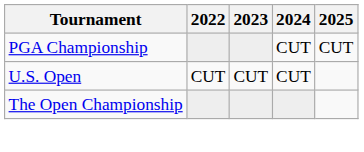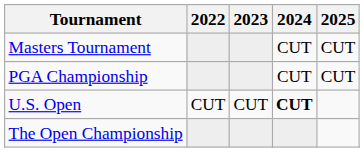+ row: (80, 47)
(293, 76) normal -> (294, 104) bold
